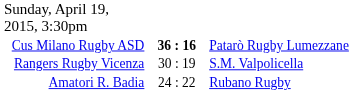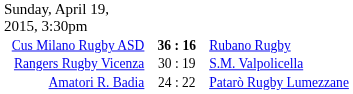(279, 45) Patarò Rugby Lumezzane -> (250, 45) Rubano Rugby
(250, 82) Rubano Rugby -> (279, 82) Patarò Rugby Lumezzane
